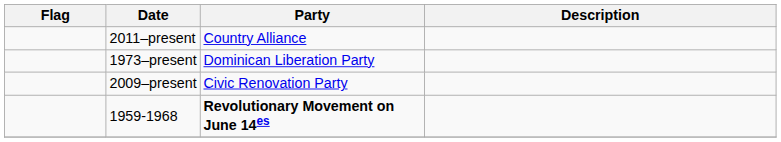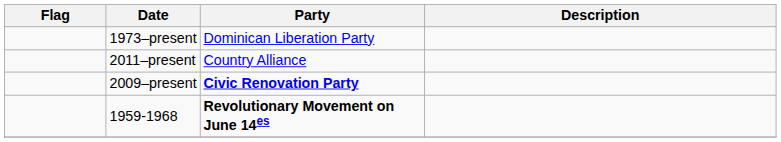rows swapped: (153, 60) <-> (153, 38)
(275, 83) normal -> (281, 83) bold
